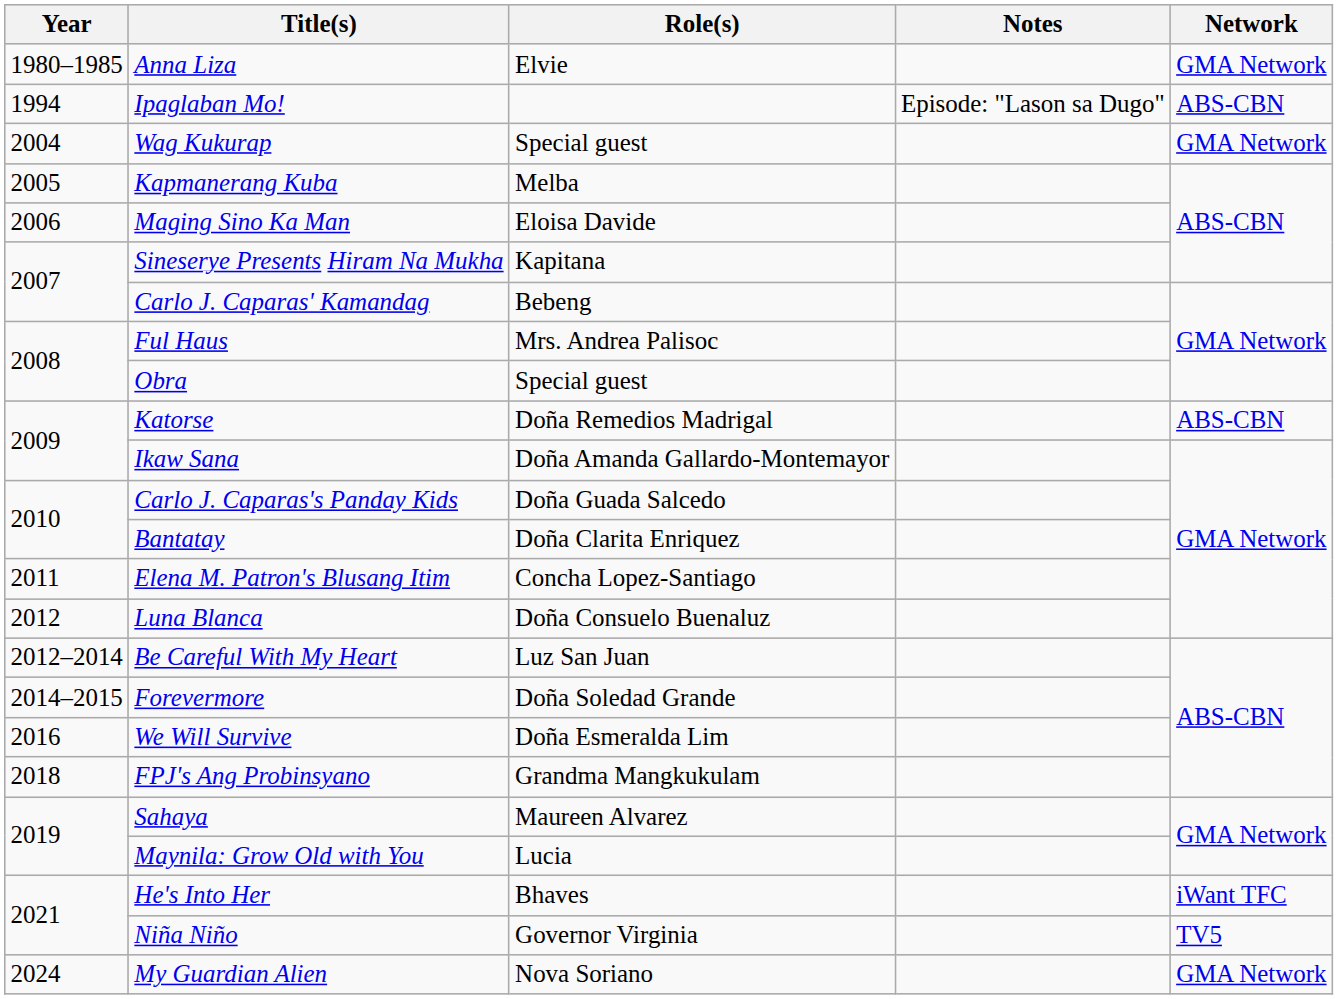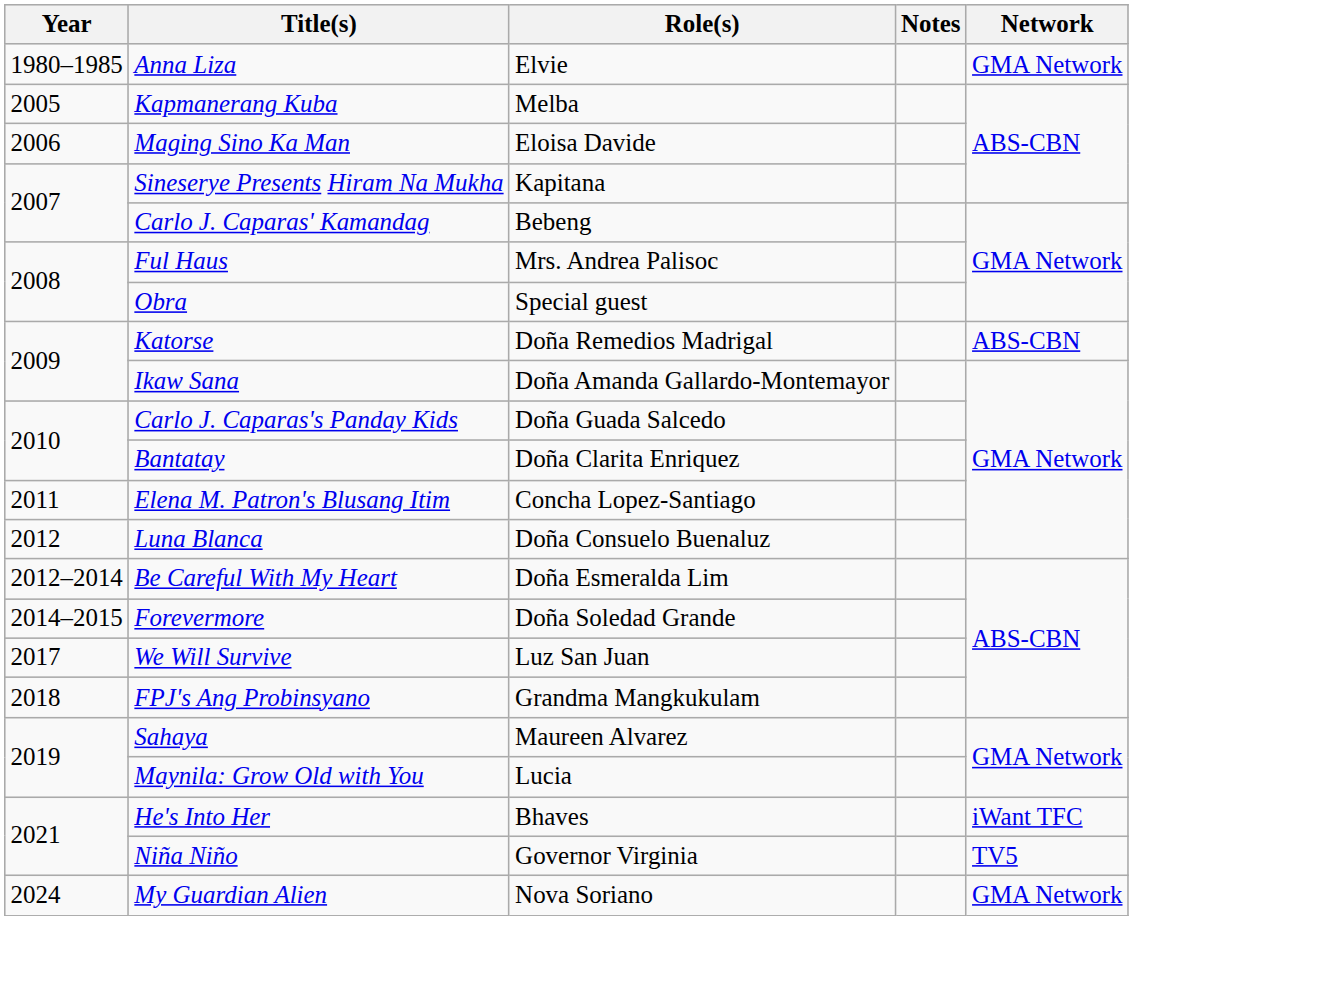- row: (210, 103)
- row: (203, 143)
(582, 657) Luz San Juan -> (622, 578) Doña Esmeralda Lim
(35, 736) 2016 -> (35, 657) 2017
(622, 736) Doña Esmeralda Lim -> (582, 657) Luz San Juan
